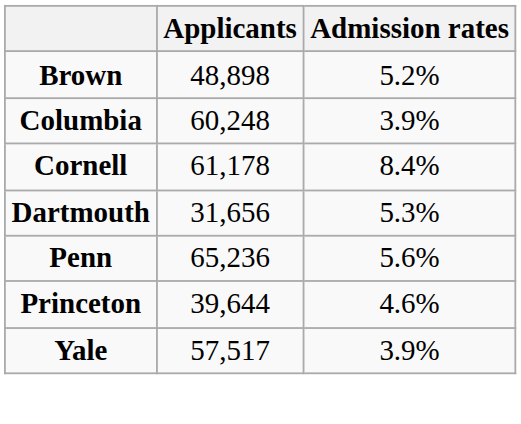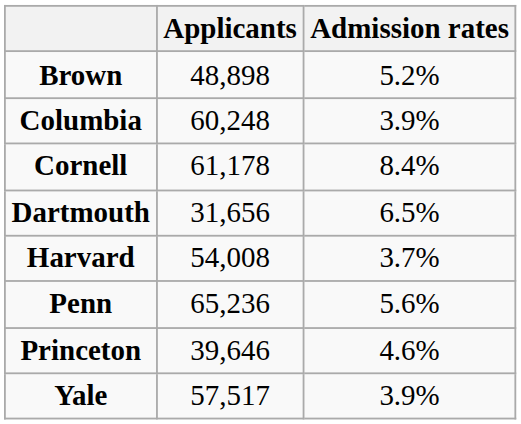(410, 212) 5.3% -> (410, 212) 6.5%
+ row: (81, 258)
(230, 303) 39,644 -> (230, 349) 39,646
